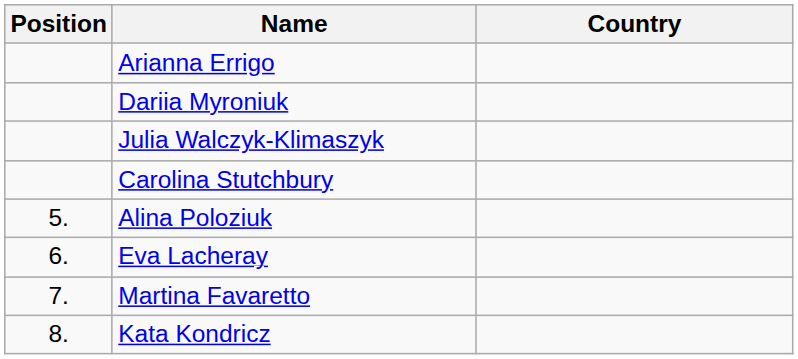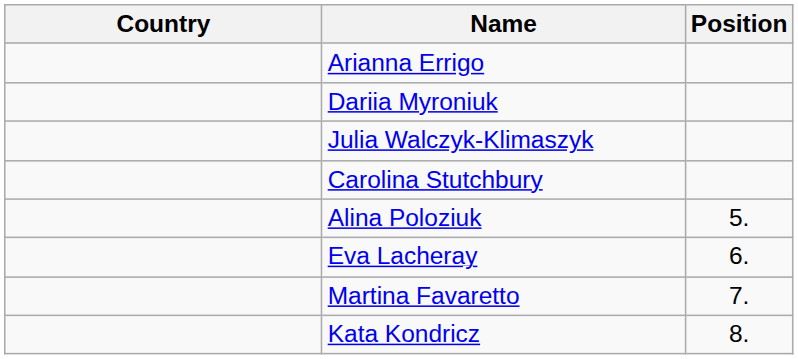columns swapped: (59, 23) <-> (634, 23)
